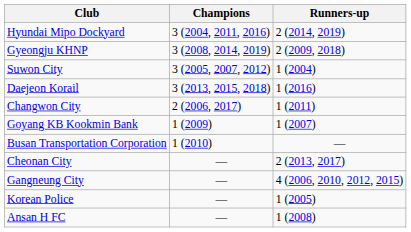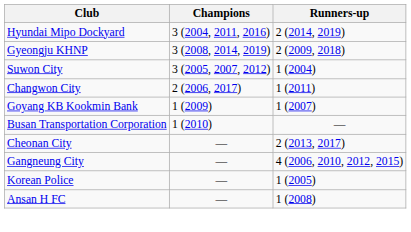- row: (43, 87)
